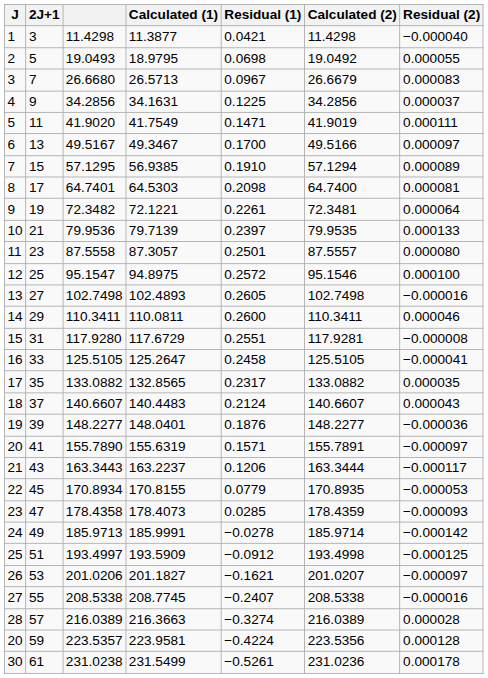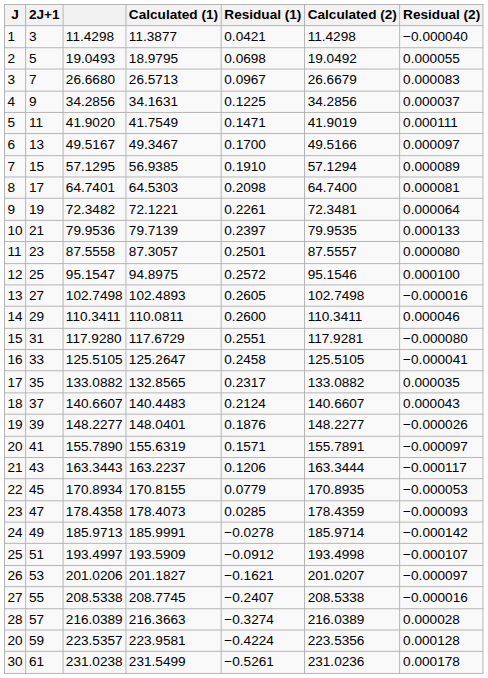(435, 338) −0.000008 -> (435, 338) −0.000080
(435, 425) −0.000036 -> (435, 425) −0.000026
(435, 554) −0.000125 -> (435, 554) −0.000107
